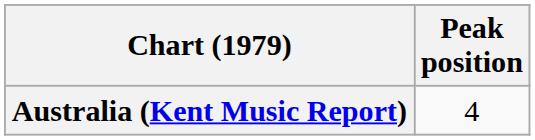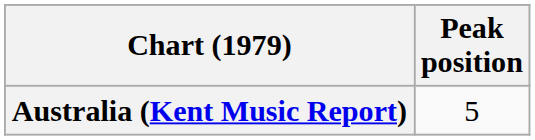(472, 109) 4 -> (472, 109) 5
